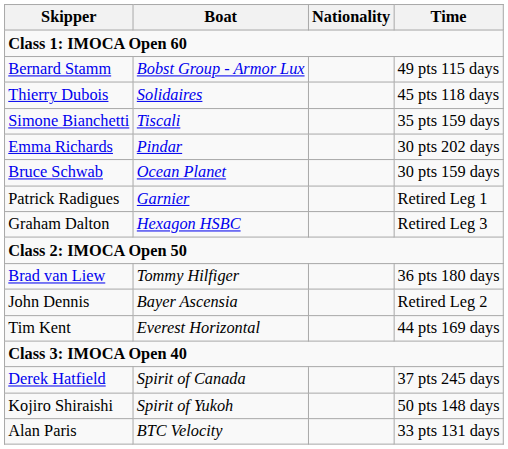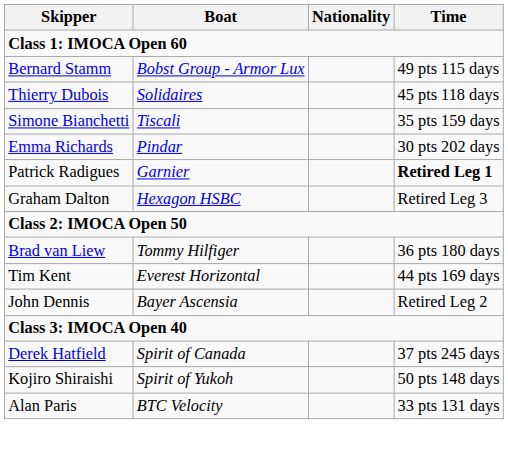- row: (56, 172)
(442, 198) normal -> (445, 172) bold
rows swapped: (39, 328) <-> (49, 302)
